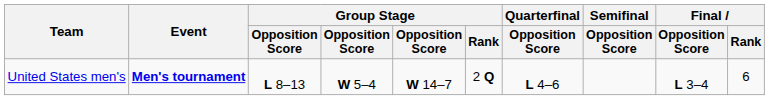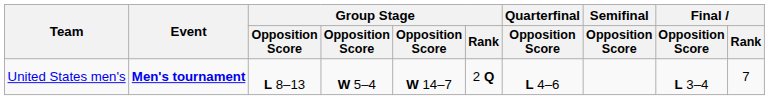(746, 77) 6 -> (746, 77) 7
